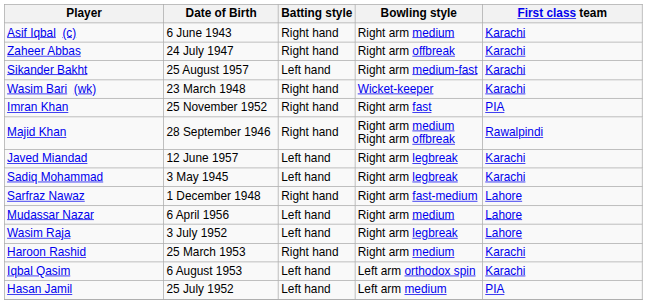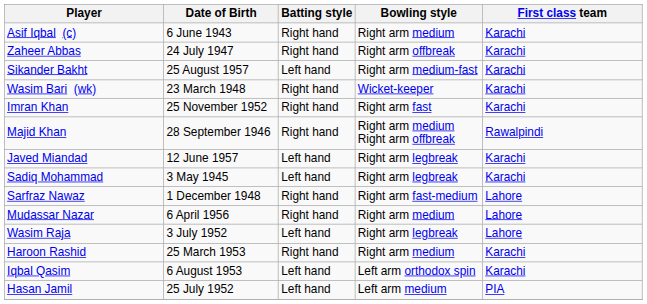(495, 107) PIA -> (505, 107) Karachi
(306, 214) Left hand -> (310, 214) Right hand
